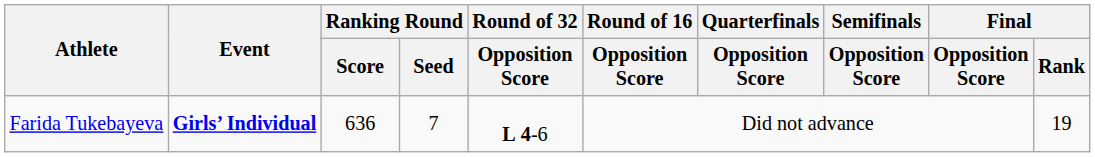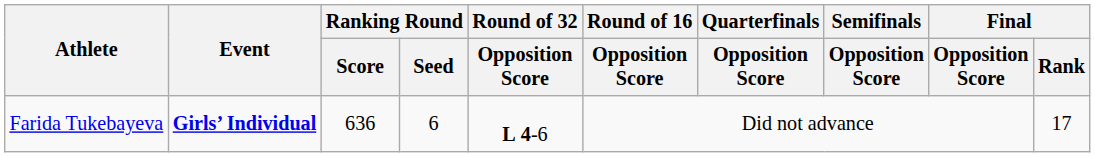(434, 123) 7 -> (434, 123) 6
(1061, 123) 19 -> (1061, 123) 17
